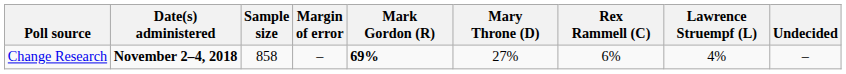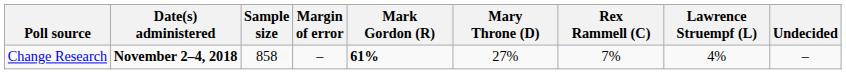(364, 56) 69% -> (364, 56) 61%
(611, 56) 6% -> (611, 56) 7%
